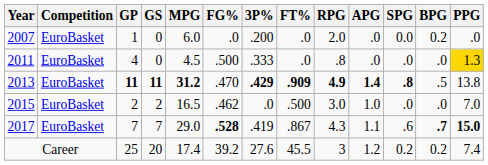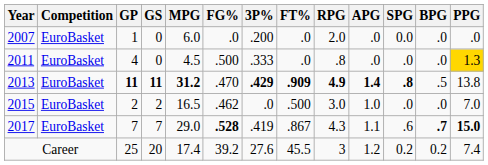(439, 38) 0.2 -> (442, 38) .0
